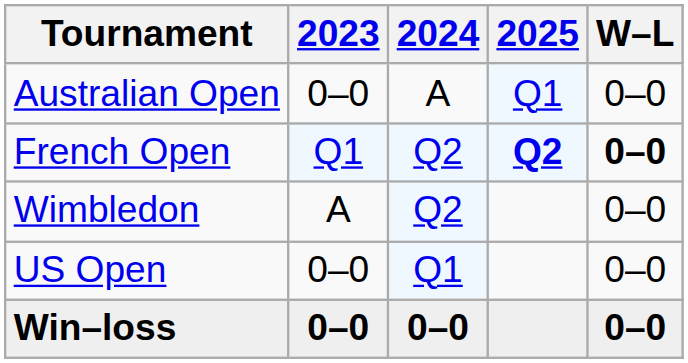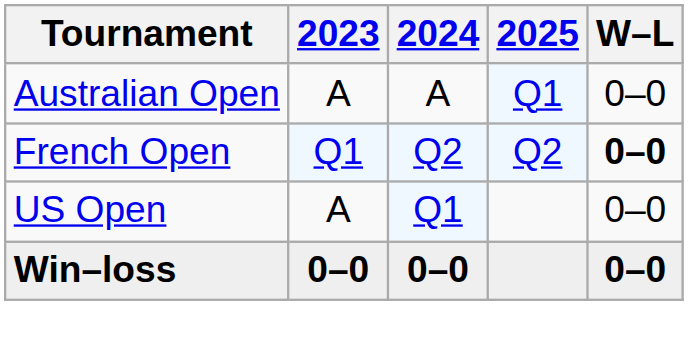(338, 92) 0–0 -> (338, 92) A
(538, 151) bold -> (538, 151) normal
- row: (107, 210)
(338, 269) 0–0 -> (338, 210) A
